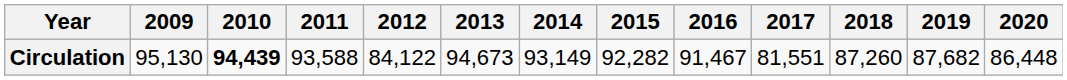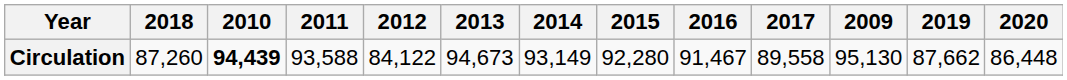columns swapped: (169, 22) <-> (868, 22)
(635, 57) 92,282 -> (635, 57) 92,280
(791, 57) 81,551 -> (791, 57) 89,558
(946, 57) 87,682 -> (946, 57) 87,662
